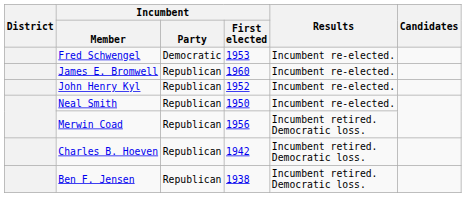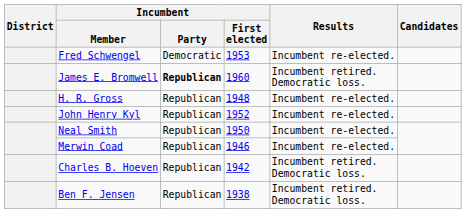(192, 71) normal -> (192, 77) bold
(333, 71) Incumbent re-elected. -> (325, 77) Incumbent retired. Democratic loss.
+ row: (91, 98)
(238, 125) 1956 -> (238, 146) 1946
(325, 125) Incumbent retired. Democratic loss. -> (333, 146) Incumbent re-elected.
